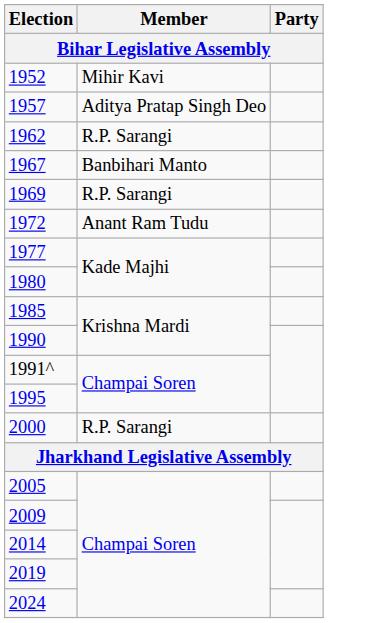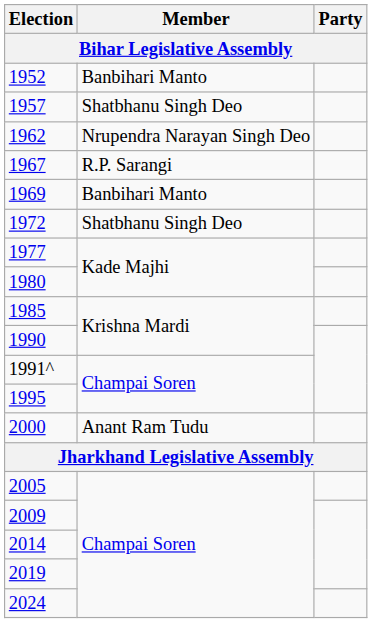(123, 77) Mihir Kavi -> (144, 77) Banbihari Manto
(174, 106) Aditya Pratap Singh Deo -> (162, 106) Shatbhanu Singh Deo
(127, 135) R.P. Sarangi -> (196, 135) Nrupendra Narayan Singh Deo
(144, 164) Banbihari Manto -> (127, 164) R.P. Sarangi
(127, 194) R.P. Sarangi -> (144, 194) Banbihari Manto
(145, 223) Anant Ram Tudu -> (162, 223) Shatbhanu Singh Deo
(127, 427) R.P. Sarangi -> (145, 427) Anant Ram Tudu
